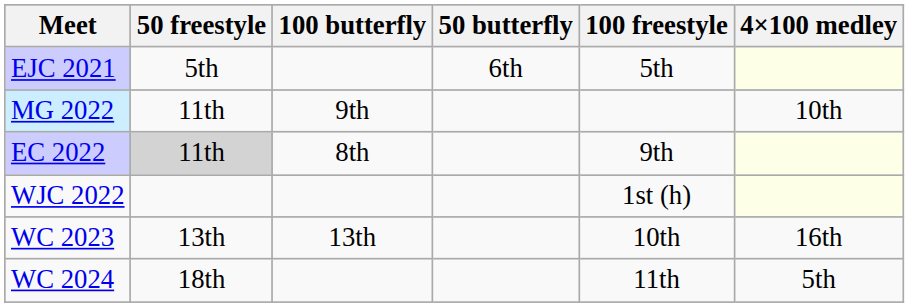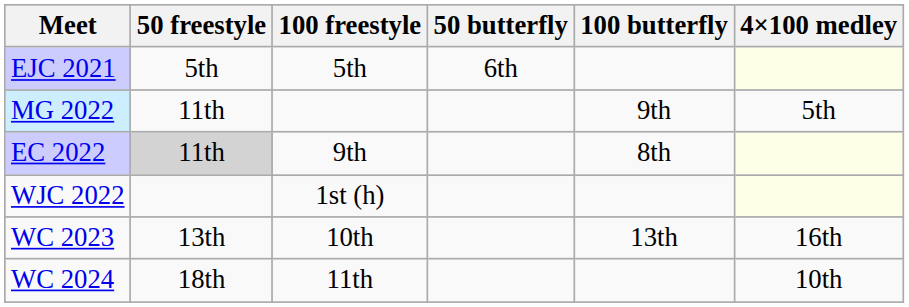columns swapped: (657, 25) <-> (352, 25)
(819, 110) 10th -> (819, 110) 5th
(819, 279) 5th -> (819, 279) 10th
